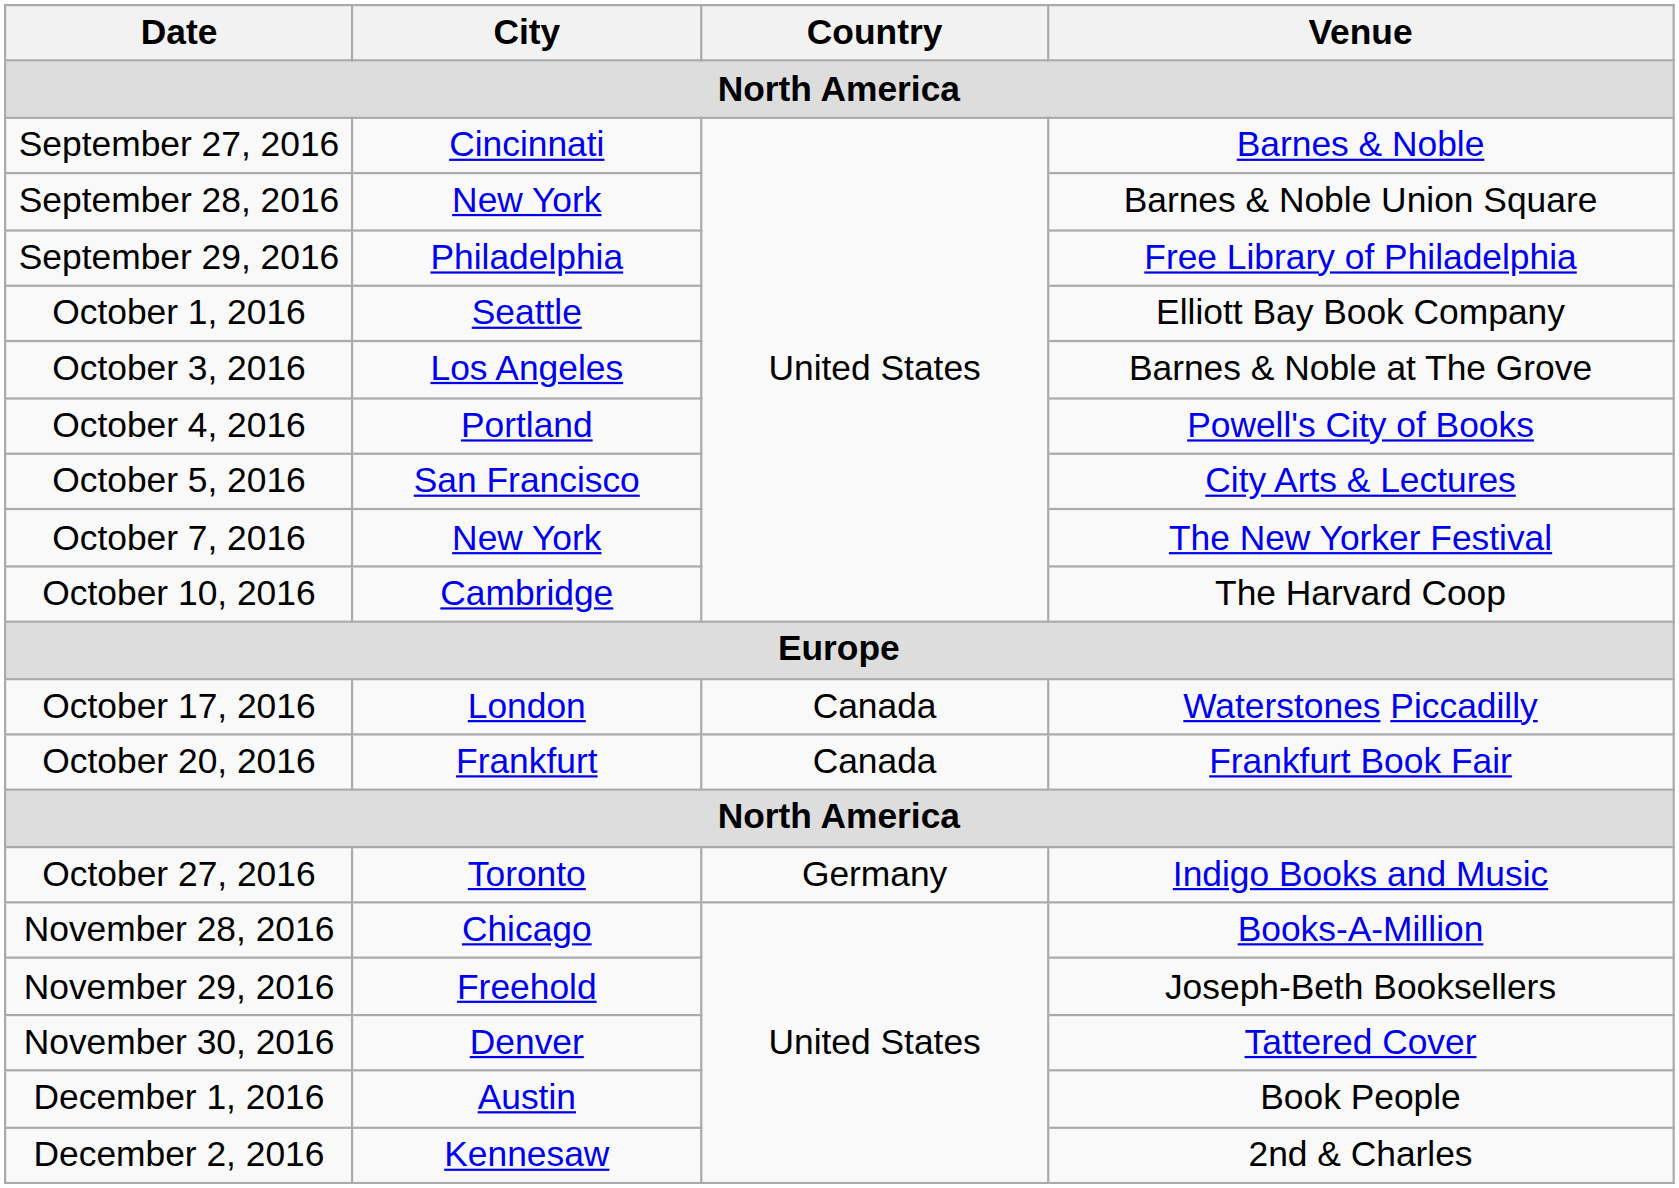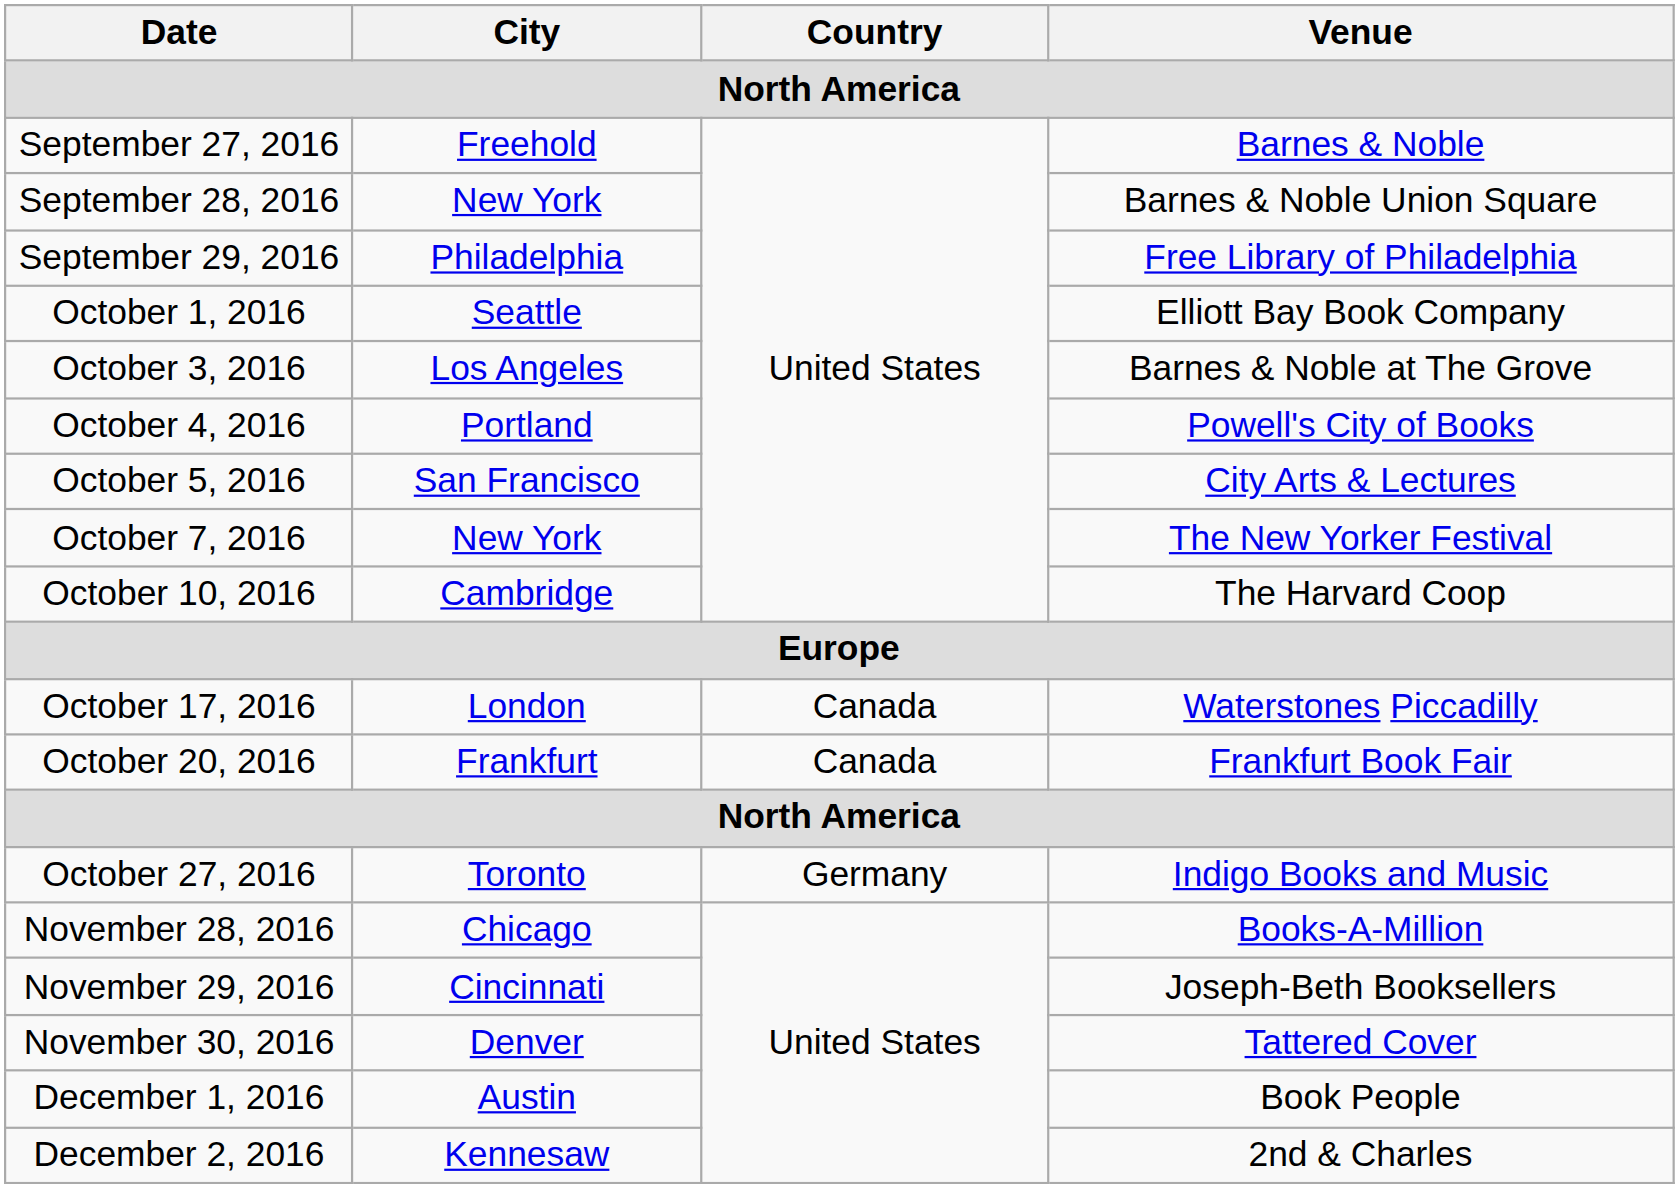(527, 144) Cincinnati -> (527, 144) Freehold
(527, 985) Freehold -> (527, 985) Cincinnati
